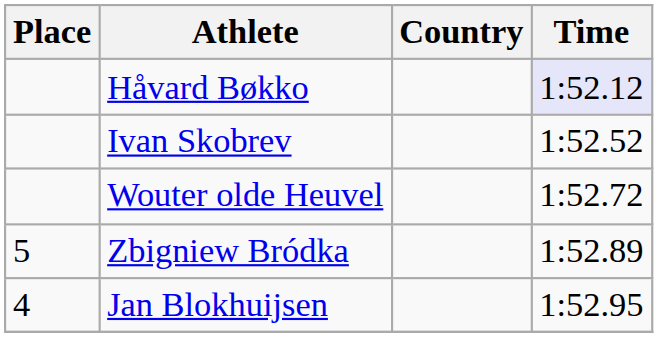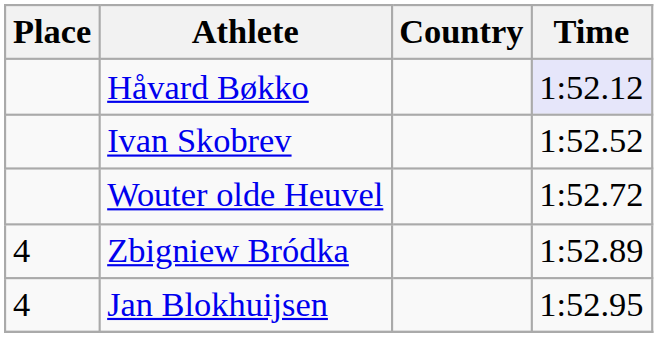(22, 250) 5 -> (22, 250) 4
